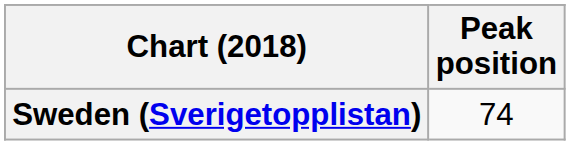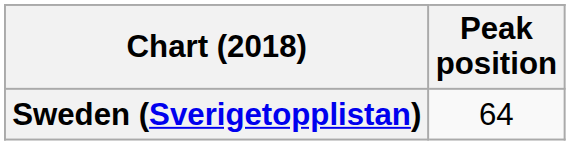(496, 113) 74 -> (496, 113) 64
